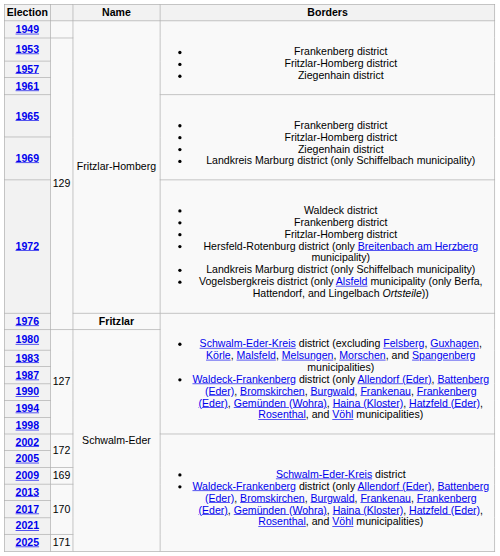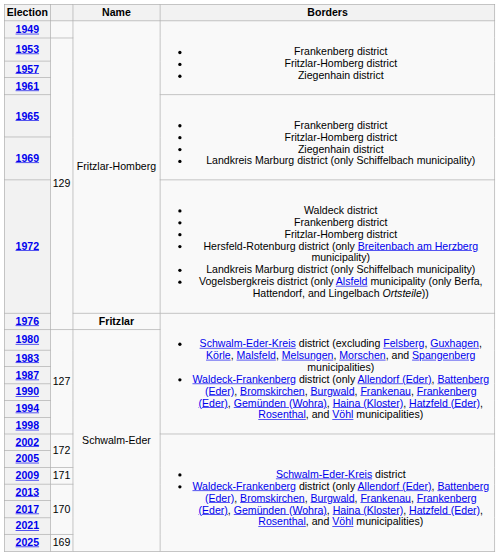(62, 475) 169 -> (62, 475) 171
(62, 542) 171 -> (62, 542) 169
